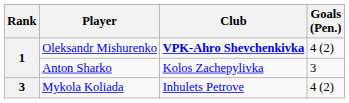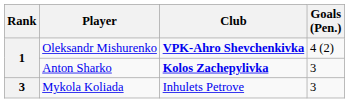(213, 68) normal -> (216, 68) bold
(322, 87) 4 (2) -> (313, 87) 3
